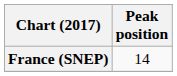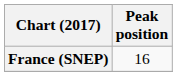(142, 58) 14 -> (142, 58) 16
